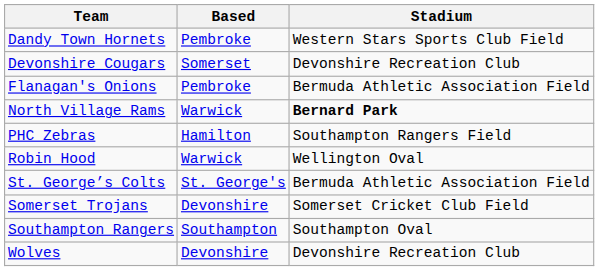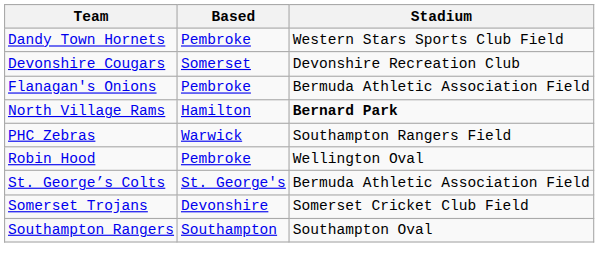(212, 111) Warwick -> (216, 111) Hamilton
(216, 135) Hamilton -> (212, 135) Warwick
(212, 159) Warwick -> (216, 159) Pembroke
- row: (34, 254)
